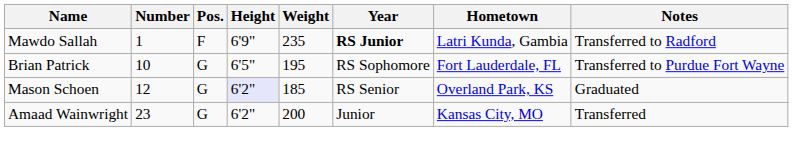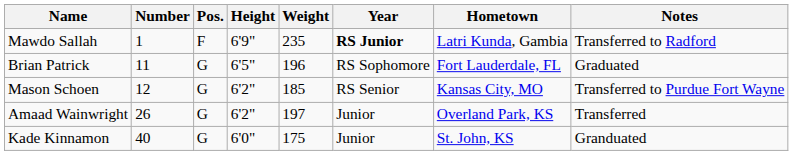(143, 65) 10 -> (143, 65) 11
(294, 65) 195 -> (294, 65) 196
(680, 65) Transferred to Purdue Fort Wayne -> (607, 65) Graduated
(243, 89) lavender background -> (243, 89) no background
(495, 89) Overland Park, KS -> (490, 89) Kansas City, MO
(607, 89) Graduated -> (680, 89) Transferred to Purdue Fort Wayne
(143, 114) 23 -> (143, 114) 26
(294, 114) 200 -> (294, 114) 197
(490, 114) Kansas City, MO -> (495, 114) Overland Park, KS
+ row: (59, 138)
